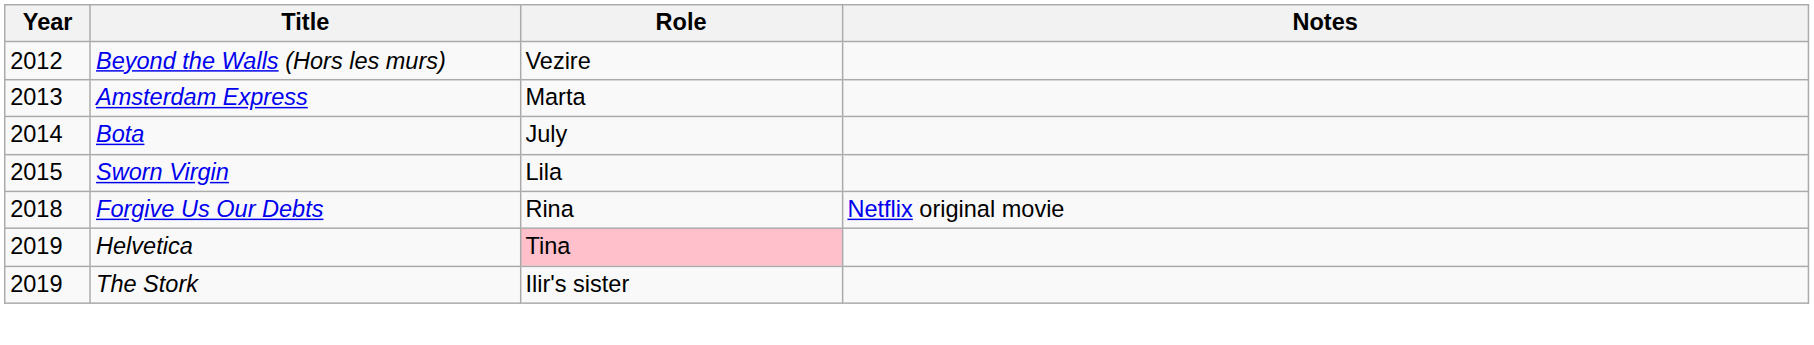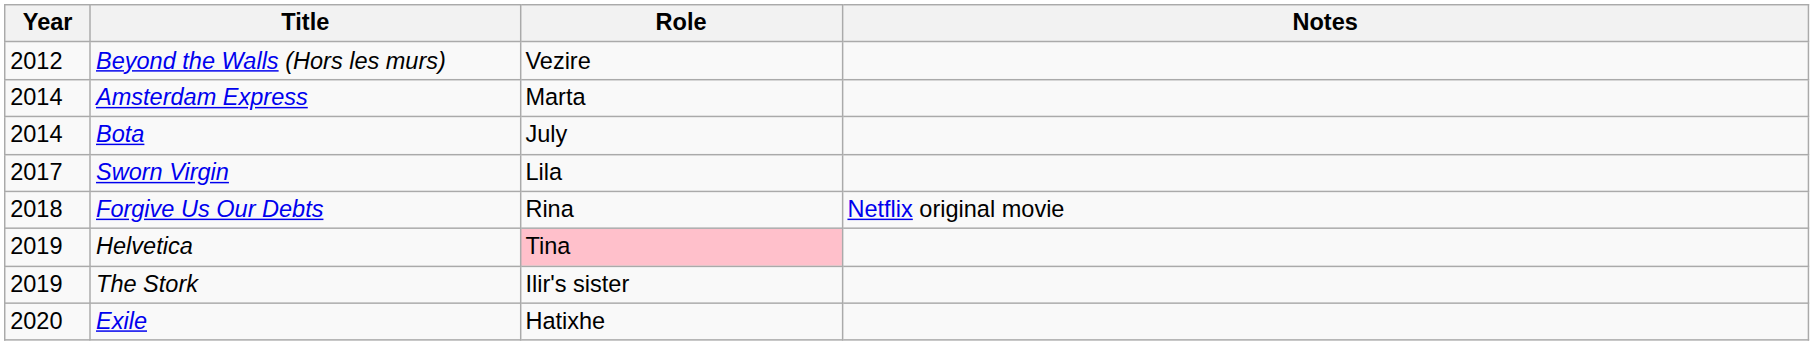(36, 97) 2013 -> (36, 97) 2014
(36, 172) 2015 -> (36, 172) 2017
+ row: (122, 321)
